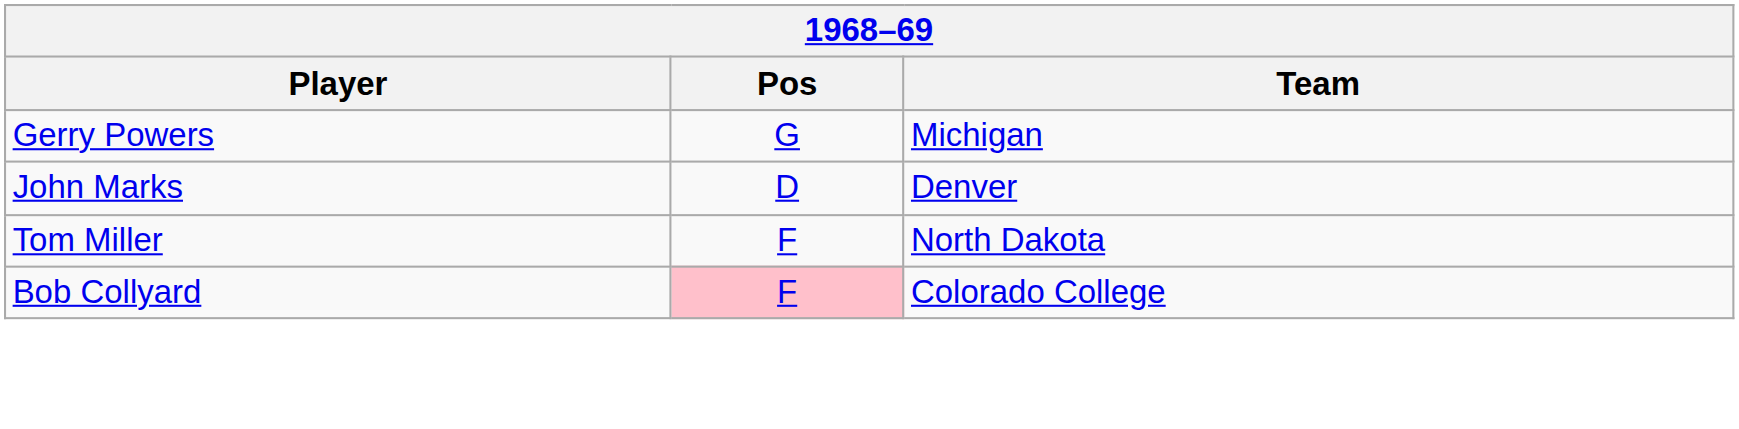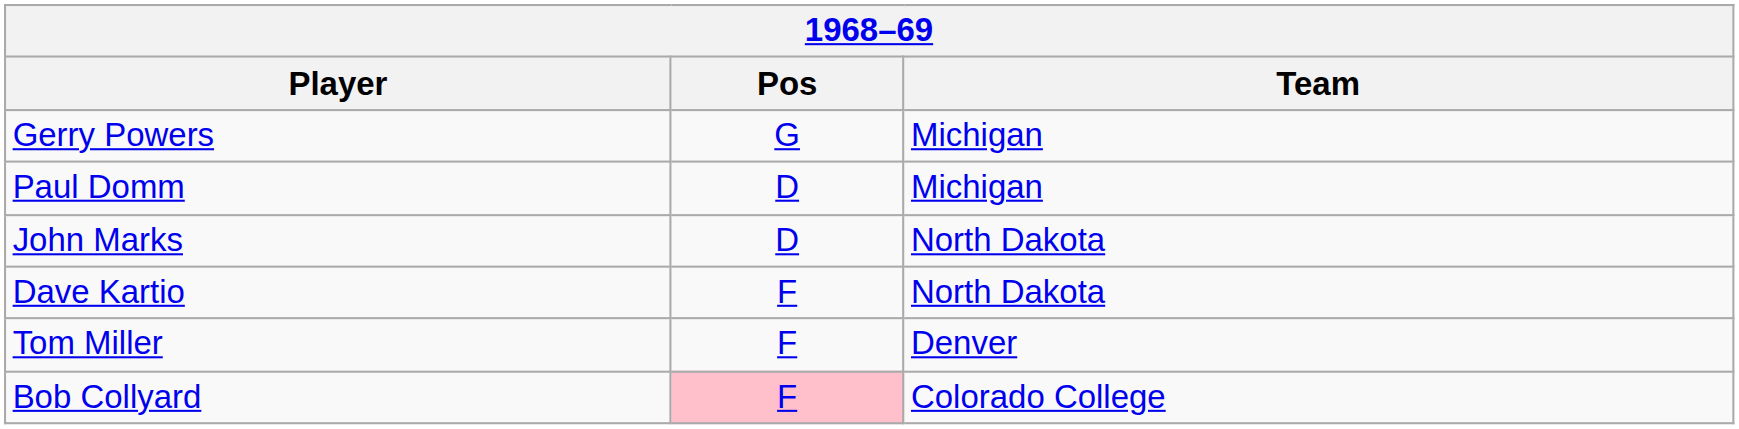+ row: (99, 187)
(964, 187) Denver -> (1008, 239) North Dakota
+ row: (99, 291)
(1008, 239) North Dakota -> (964, 344) Denver
